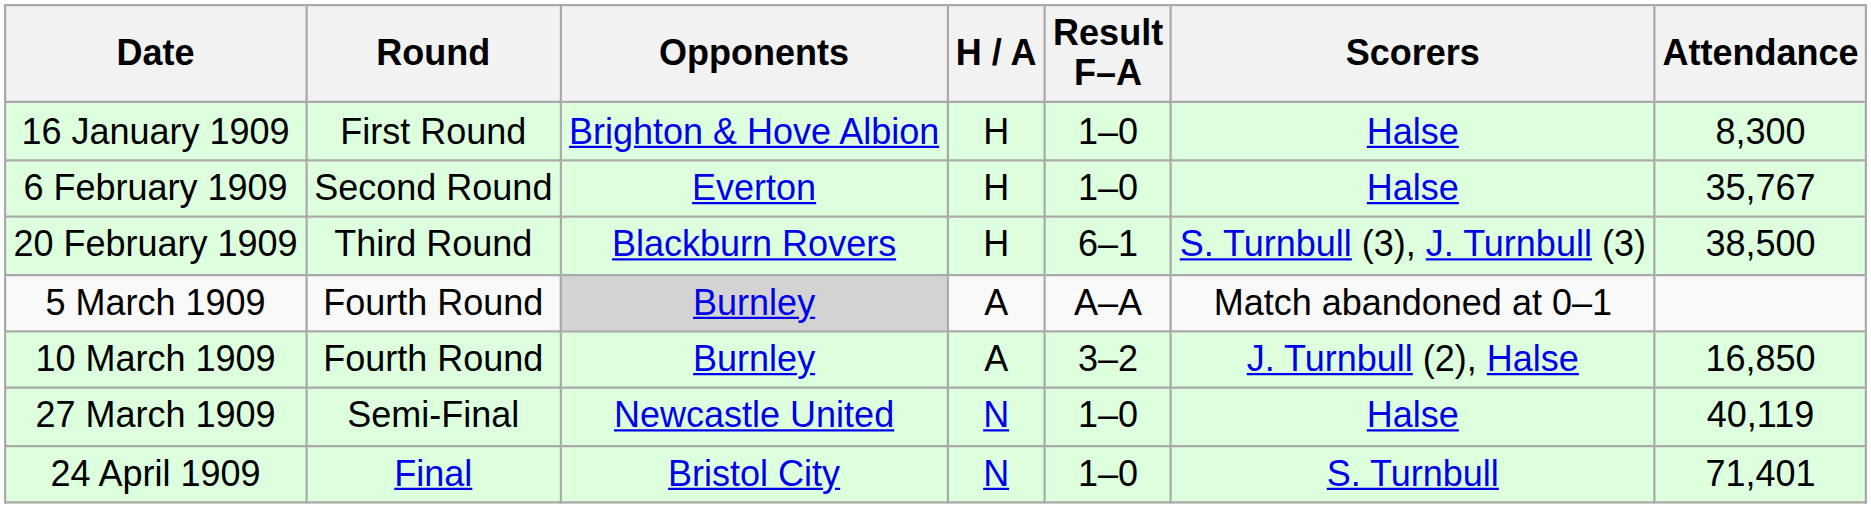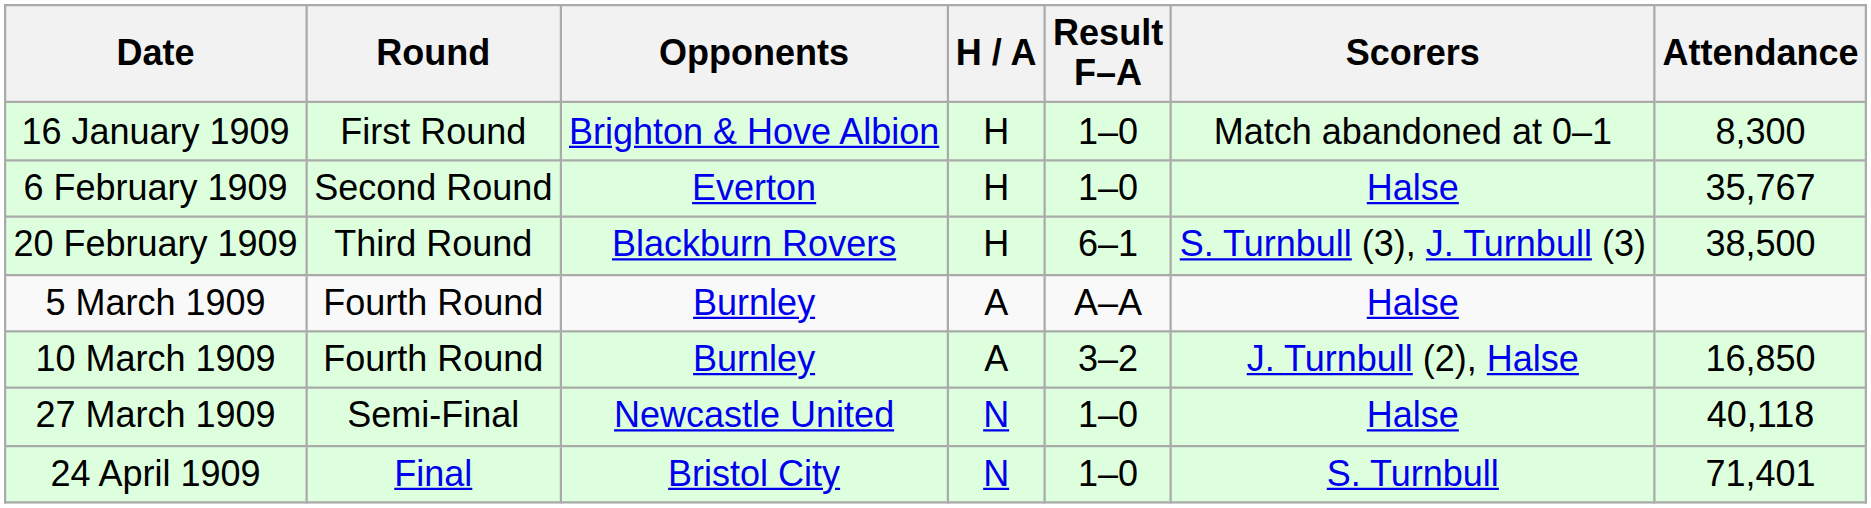(1413, 130) Halse -> (1413, 130) Match abandoned at 0–1
(754, 301) lightgrey background -> (754, 301) no background
(1413, 301) Match abandoned at 0–1 -> (1413, 301) Halse
(1761, 416) 40,119 -> (1761, 416) 40,118
